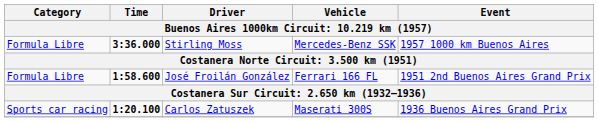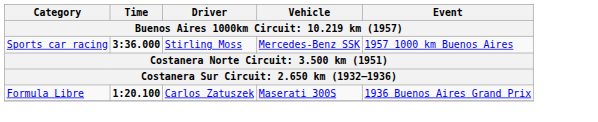(45, 45) Formula Libre -> (57, 45) Sports car racing
- row: (227, 77)
(57, 109) Sports car racing -> (45, 93) Formula Libre
